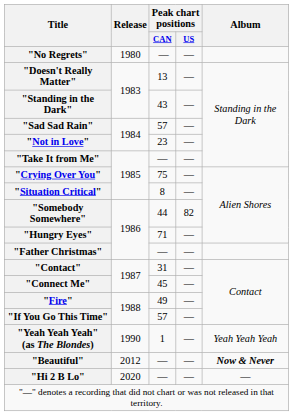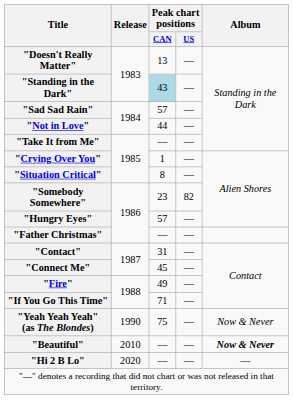- row: (58, 54)
(162, 104) no background -> (162, 88) lightblue background
(162, 142) 23 -> (162, 126) 44
(162, 175) 75 -> (162, 158) 1
(162, 213) 44 -> (162, 197) 23
(162, 235) 71 -> (162, 219) 57
(162, 316) 57 -> (162, 300) 71
(162, 338) 1 -> (162, 322) 75
(245, 338) Yeah Yeah Yeah -> (245, 322) Now & Never
(130, 360) 2012 -> (130, 344) 2010
